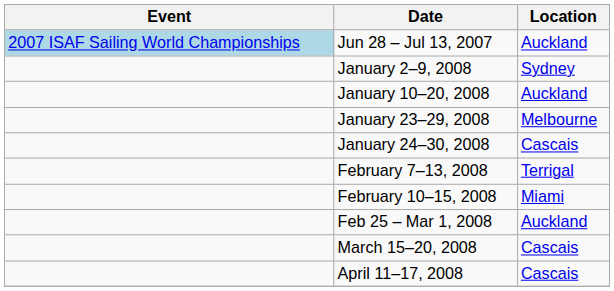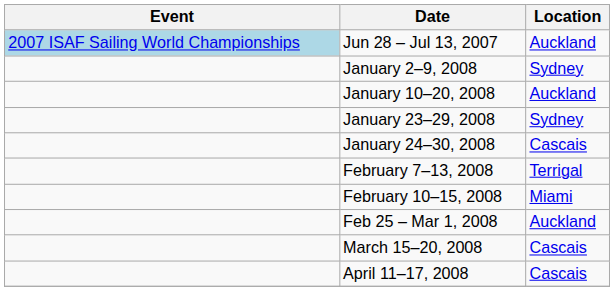(559, 119) Melbourne -> (556, 119) Sydney
